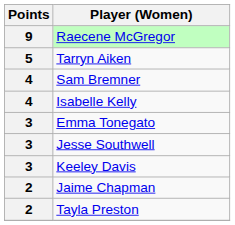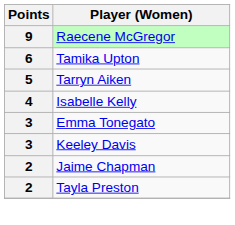+ row: (98, 58)
- row: (98, 79)
- row: (105, 144)
